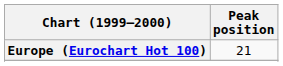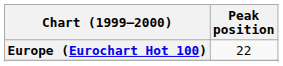(244, 50) 21 -> (244, 50) 22
